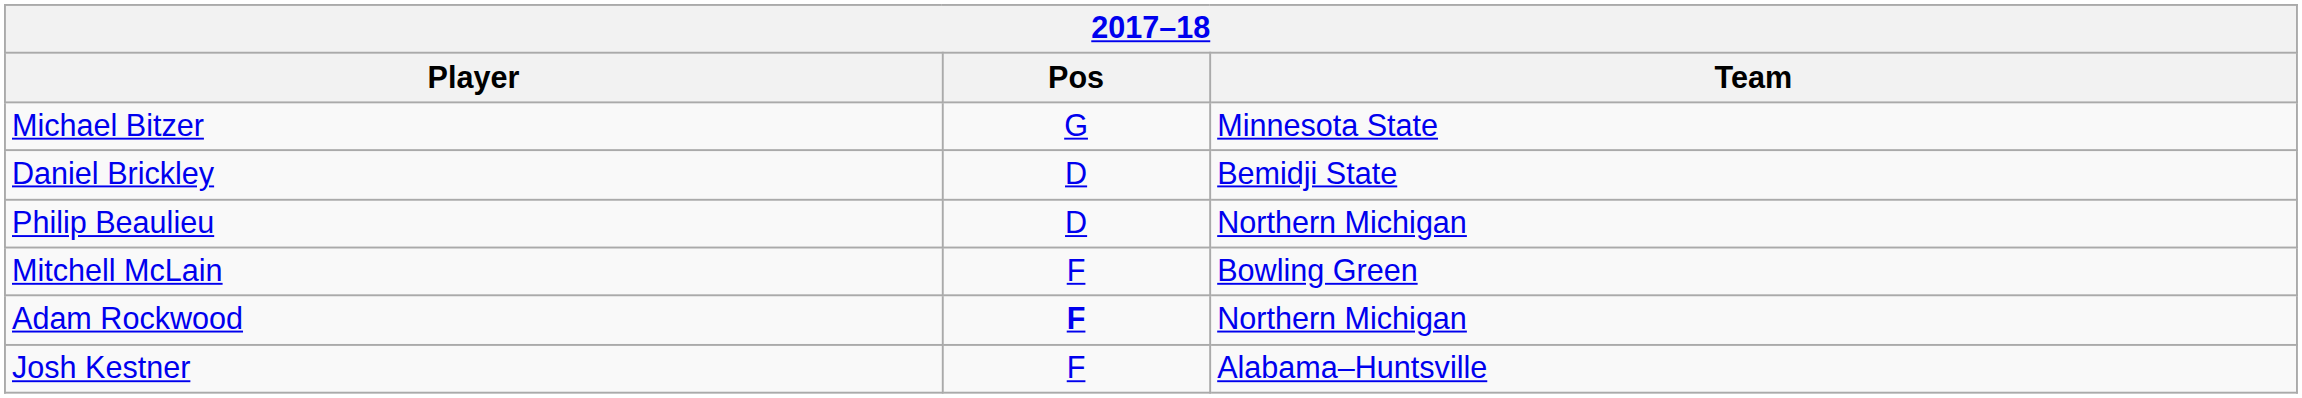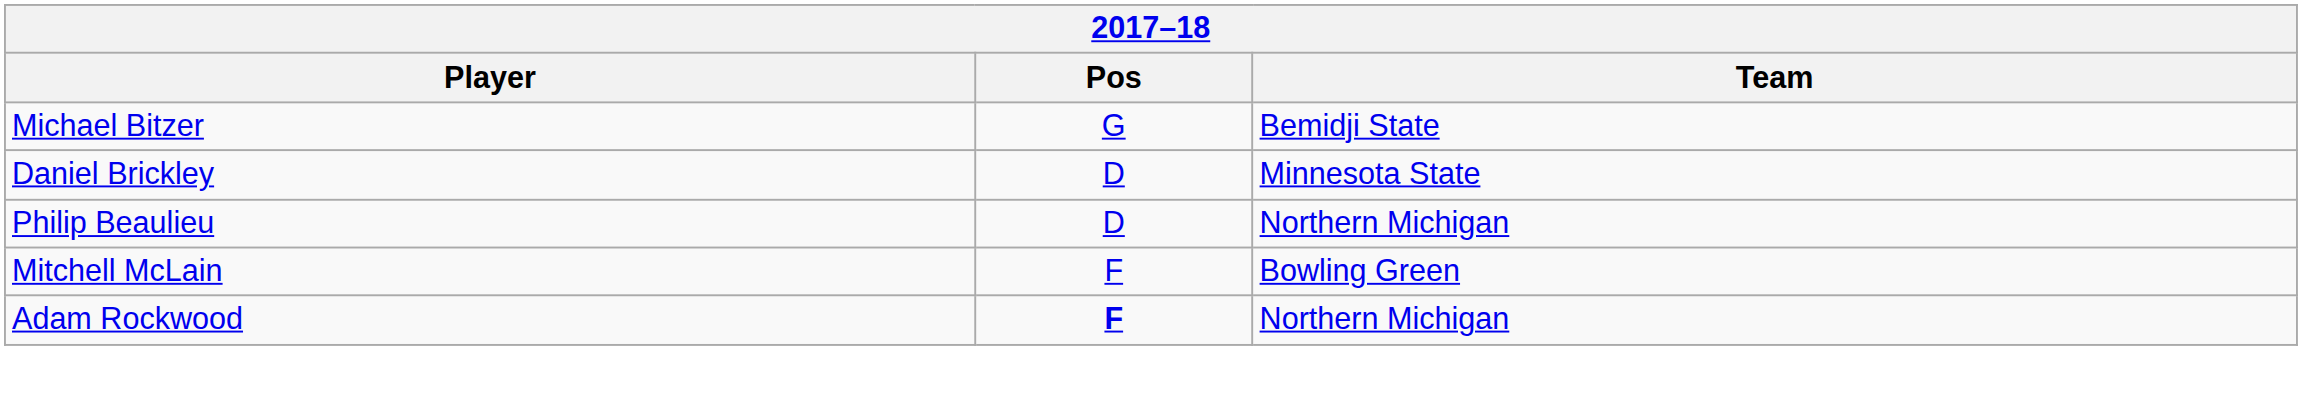(1328, 125) Minnesota State -> (1350, 125) Bemidji State
(1307, 174) Bemidji State -> (1370, 174) Minnesota State
- row: (101, 367)
